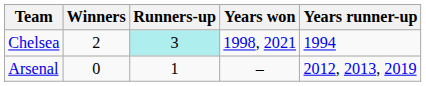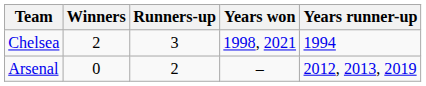(175, 42) paleturquoise background -> (175, 42) no background
(175, 68) 1 -> (175, 68) 2
